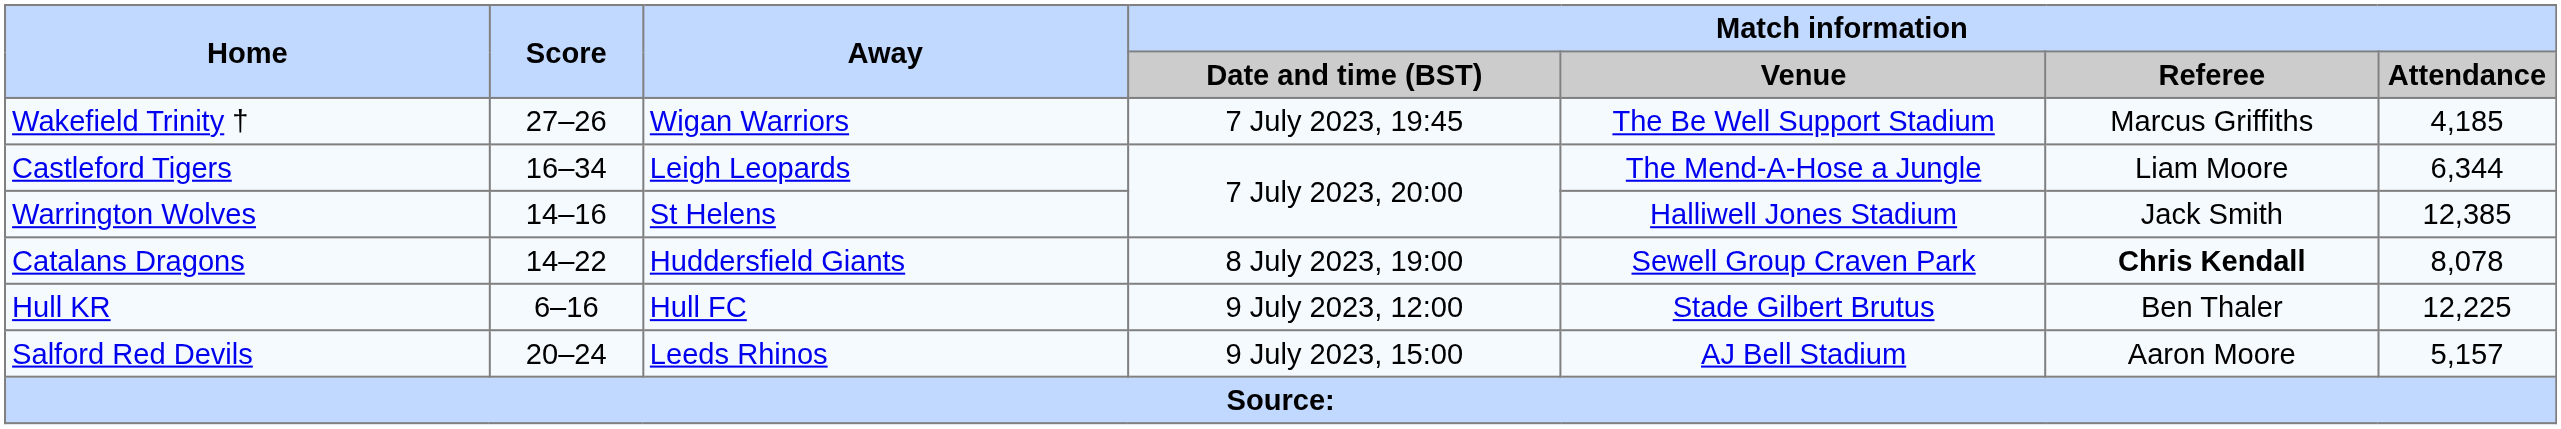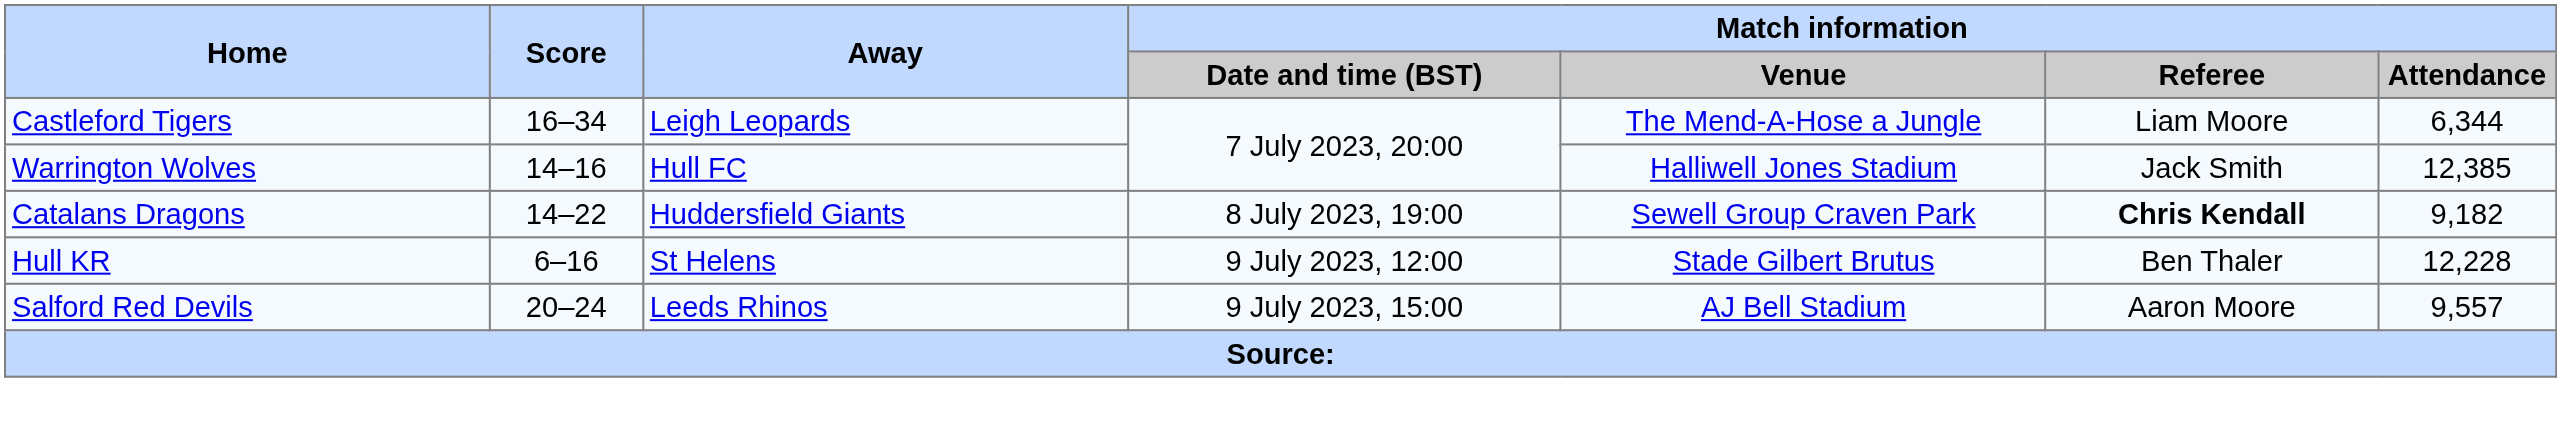- row: (130, 121)
(713, 214) St Helens -> (698, 168) Hull FC
(2467, 261) 8,078 -> (2467, 214) 9,182
(698, 307) Hull FC -> (713, 261) St Helens
(2467, 307) 12,225 -> (2467, 261) 12,228
(2467, 353) 5,157 -> (2467, 307) 9,557
